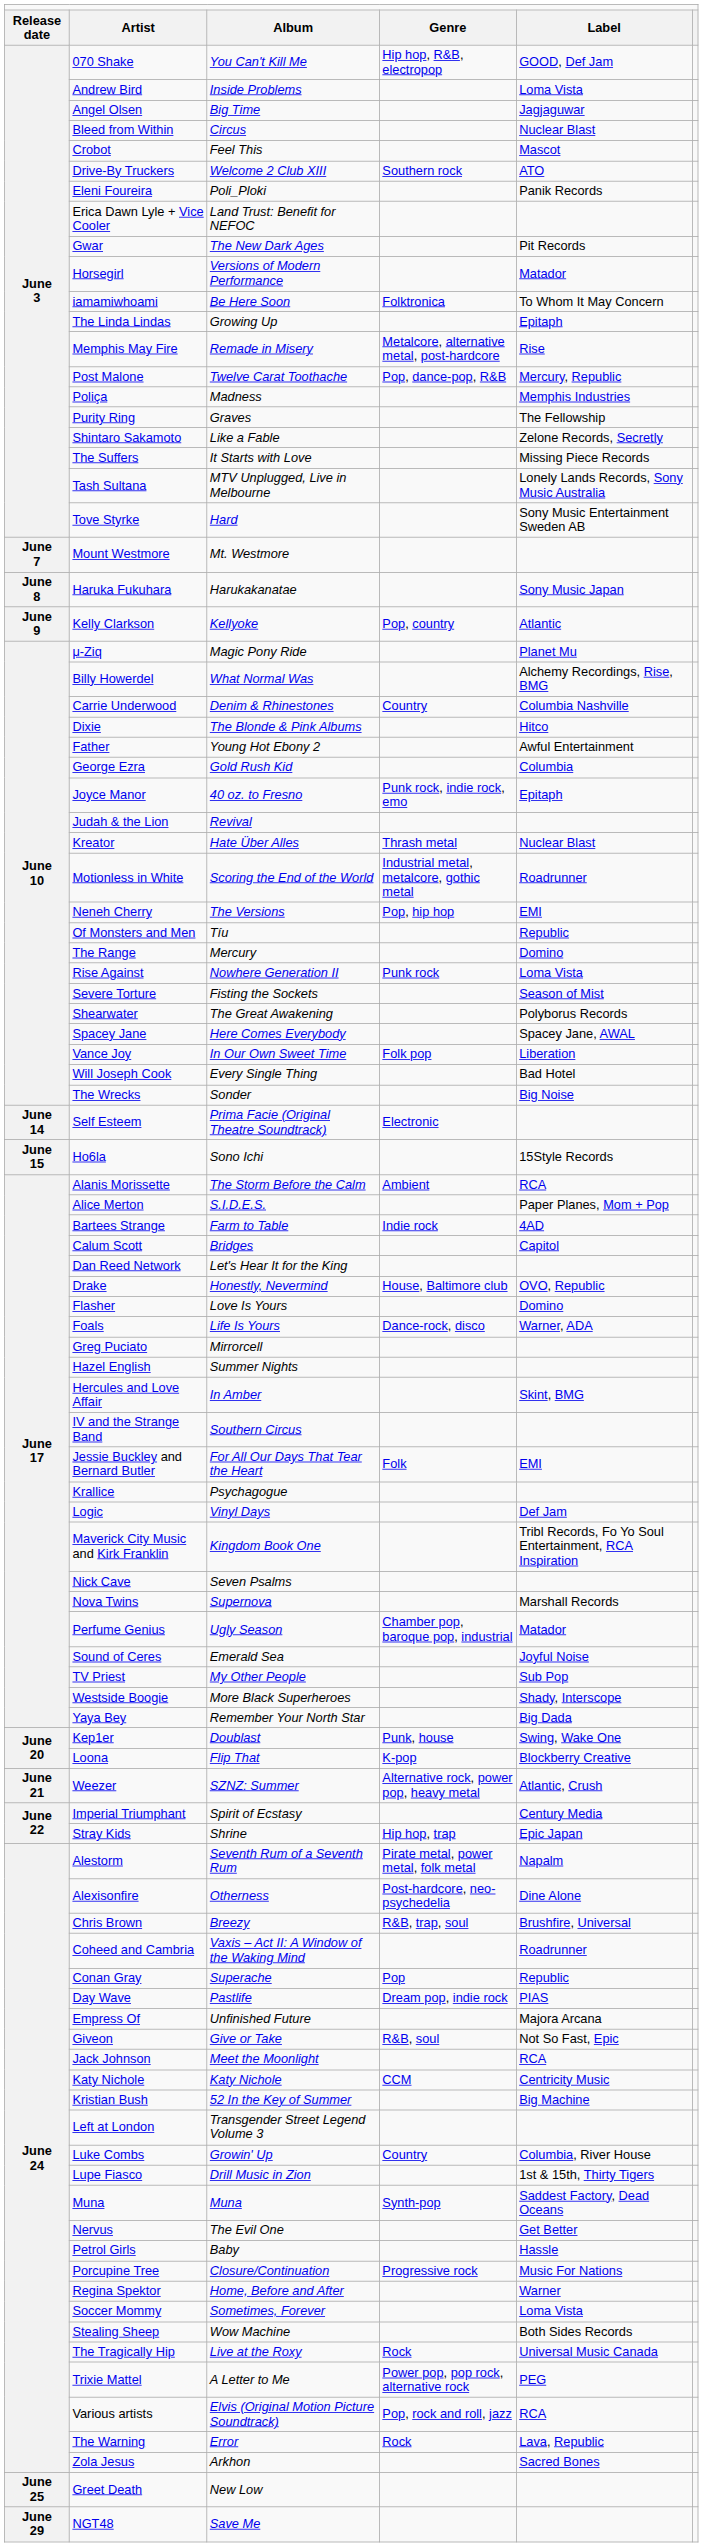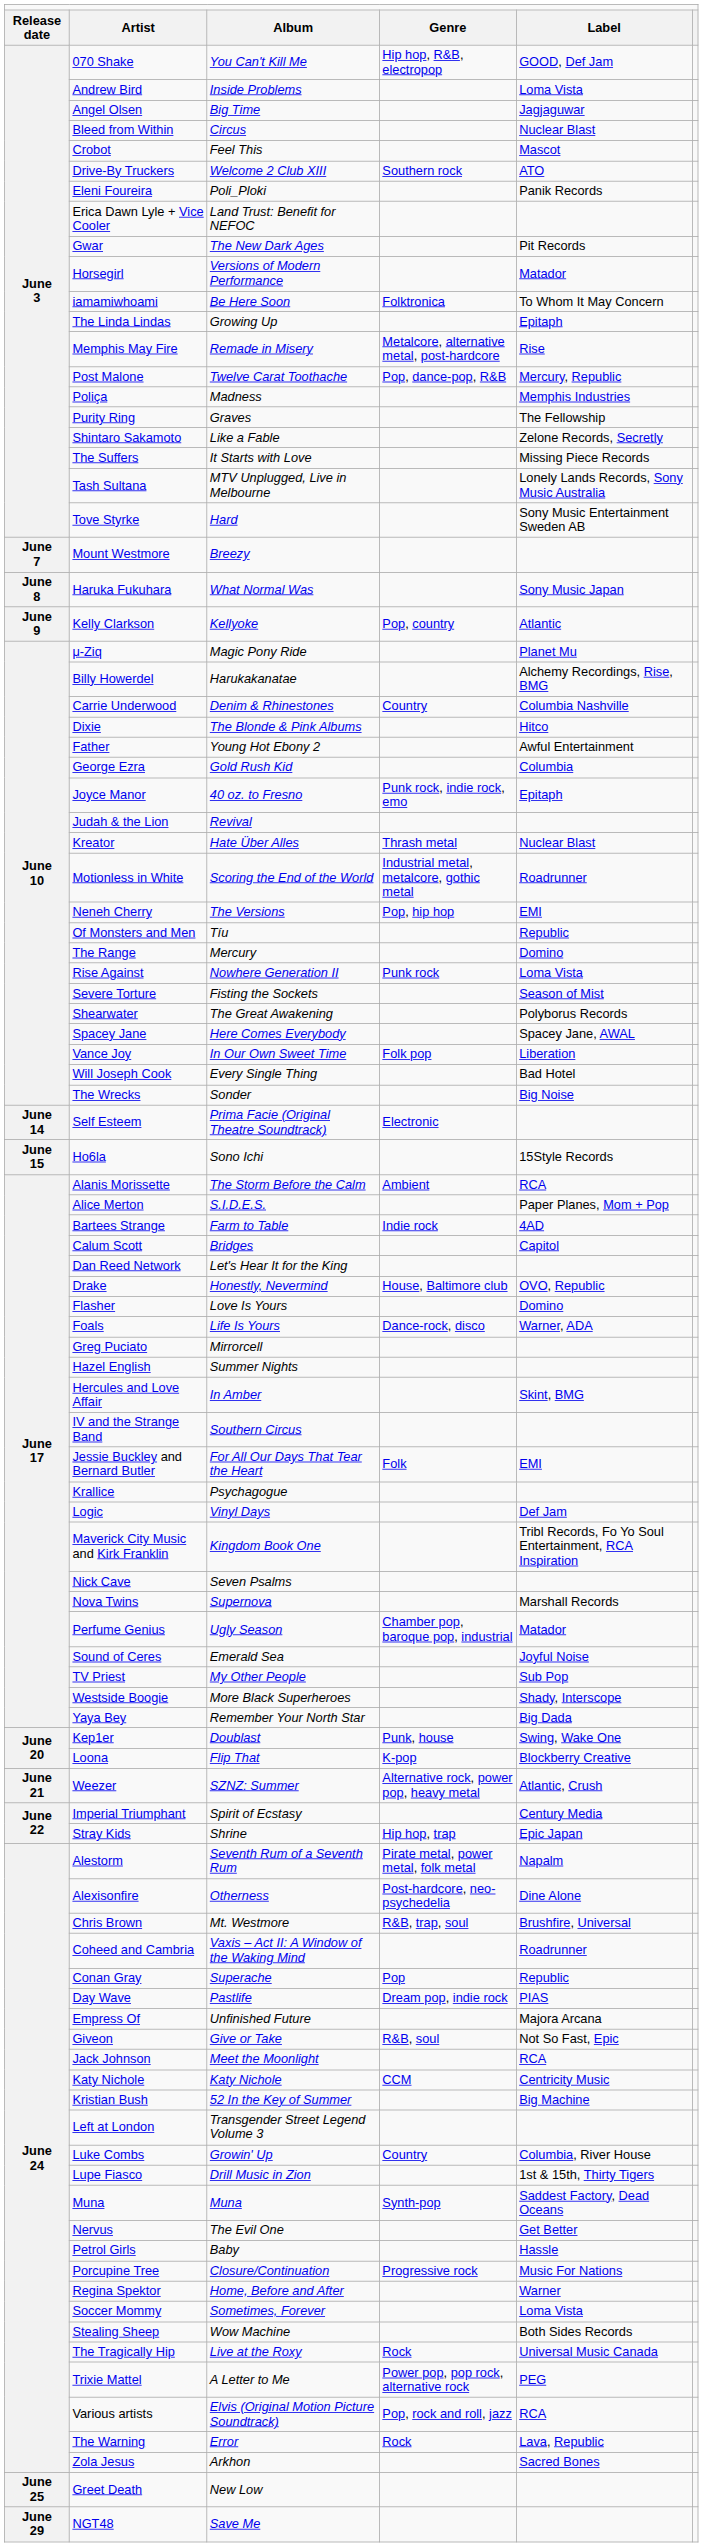(250, 554) Mt. Westmore -> (230, 554) Breezy
(253, 589) Harukakanatae -> (262, 589) What Normal Was
(262, 679) What Normal Was -> (253, 679) Harukakanatae
(230, 1923) Breezy -> (250, 1923) Mt. Westmore
